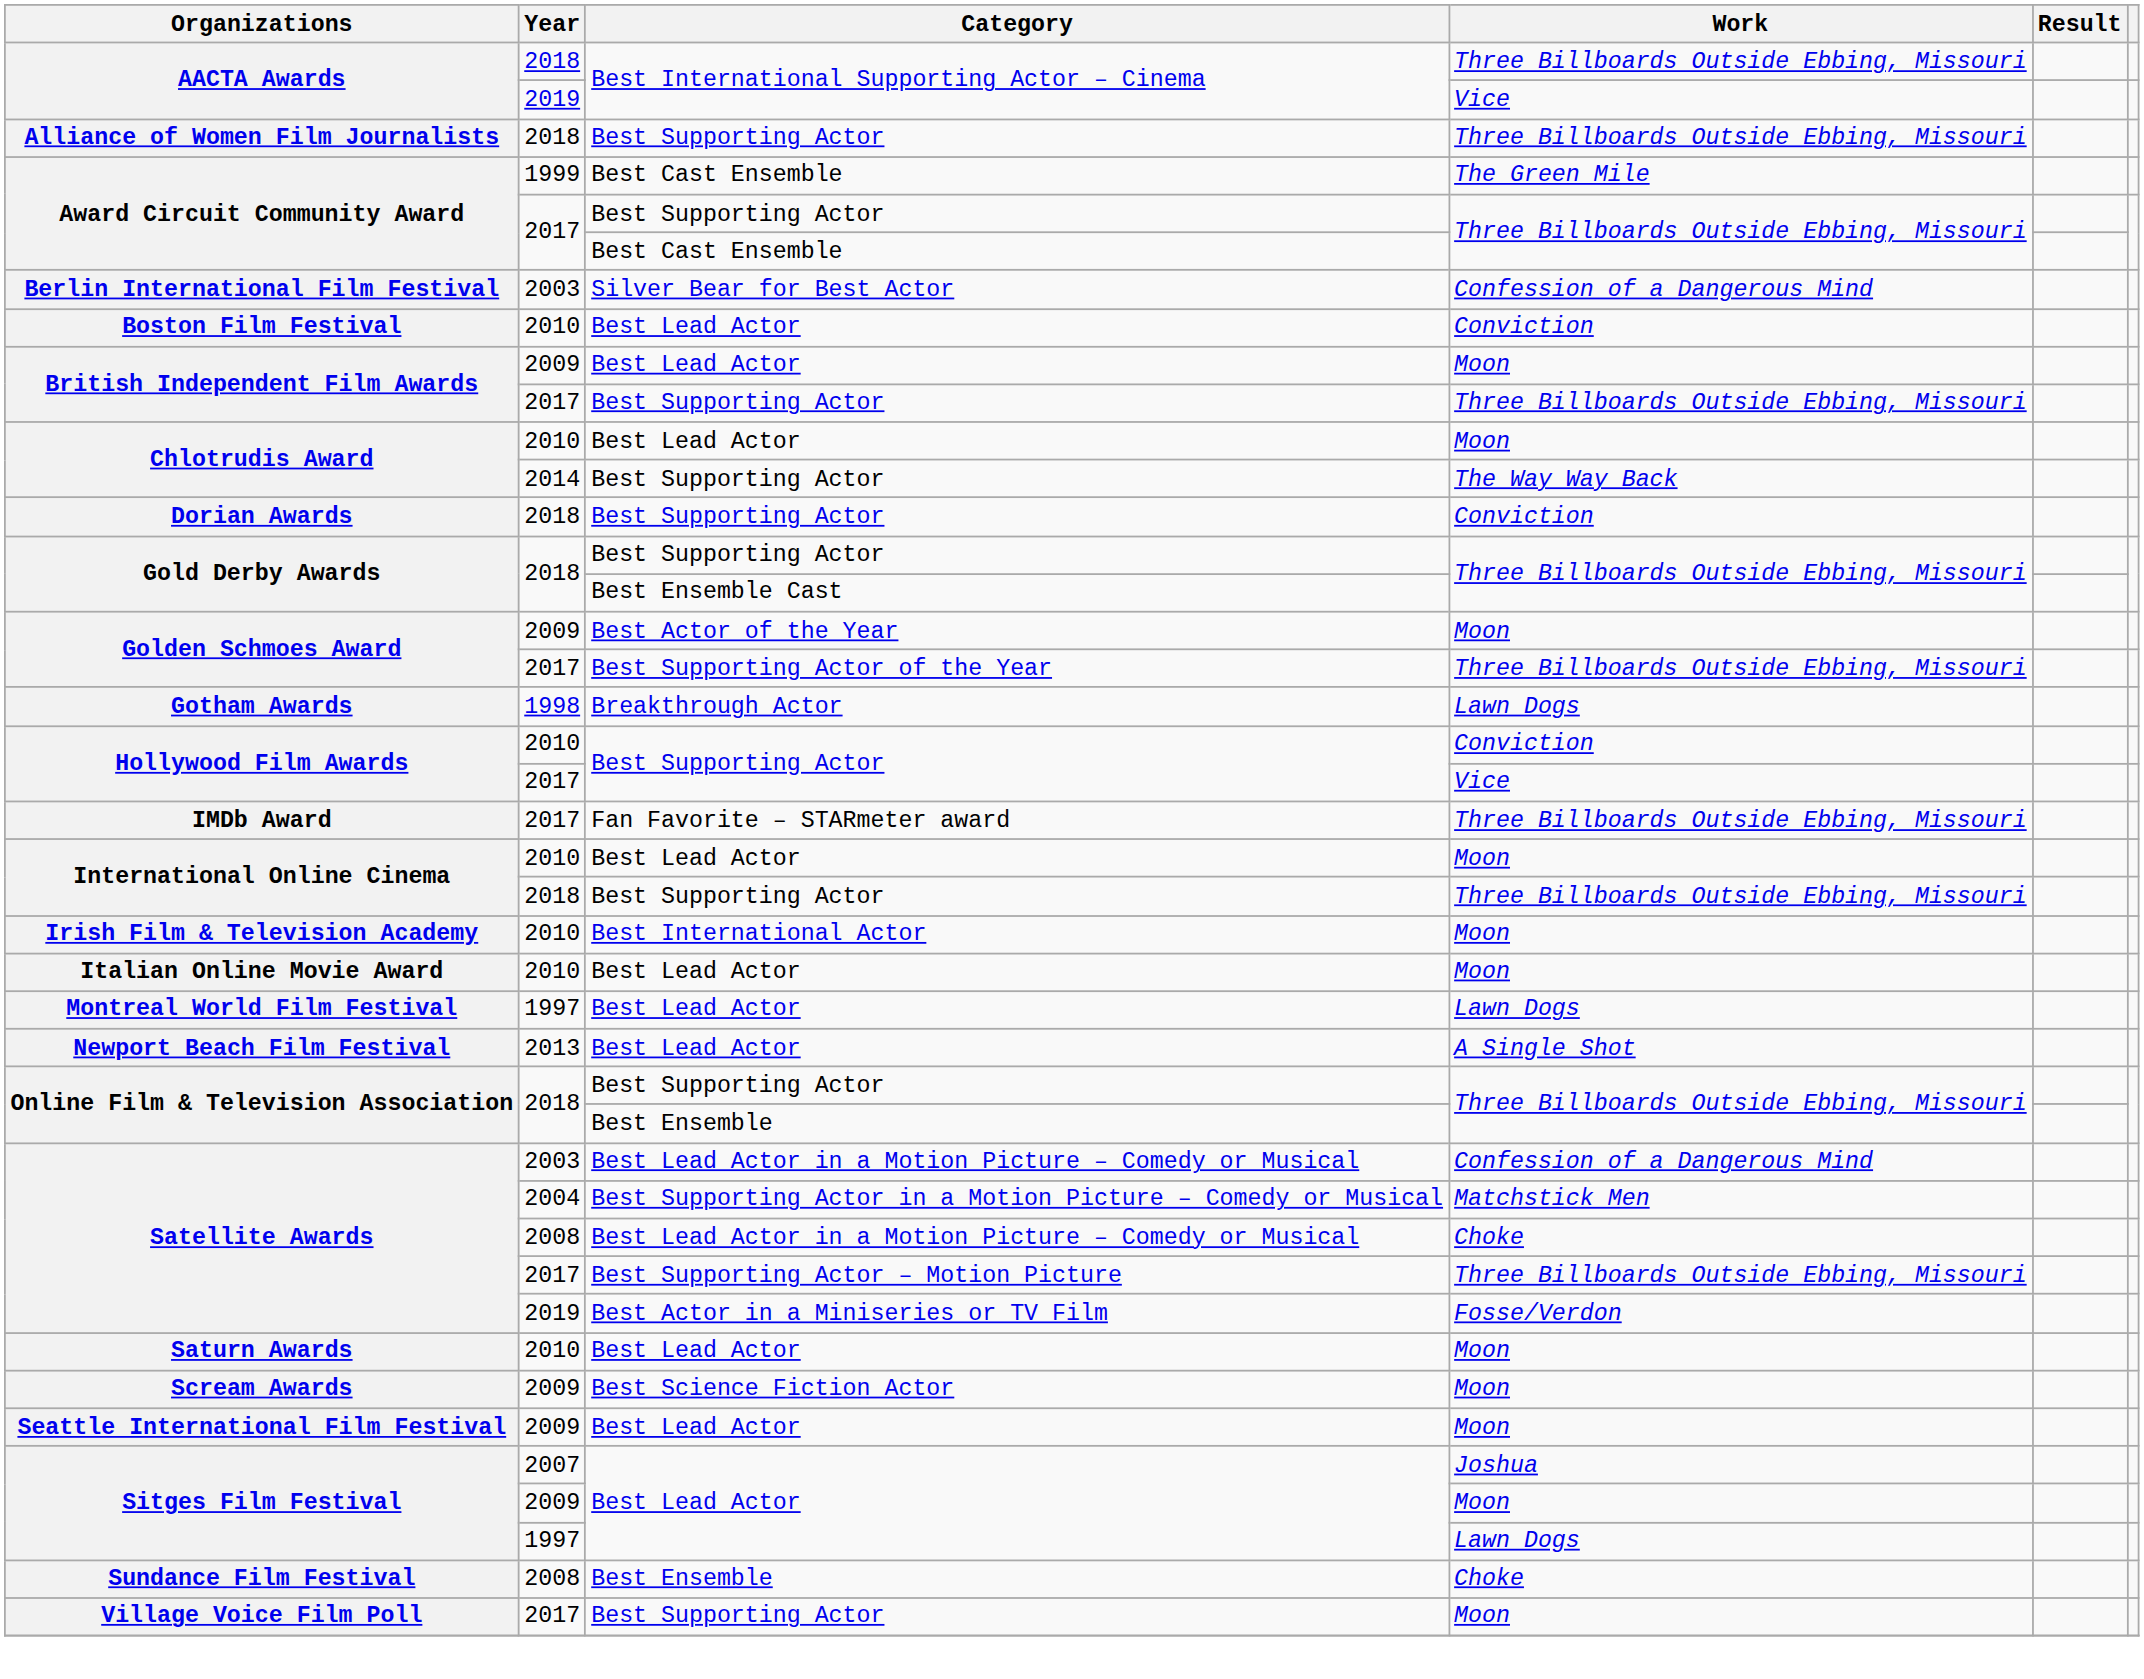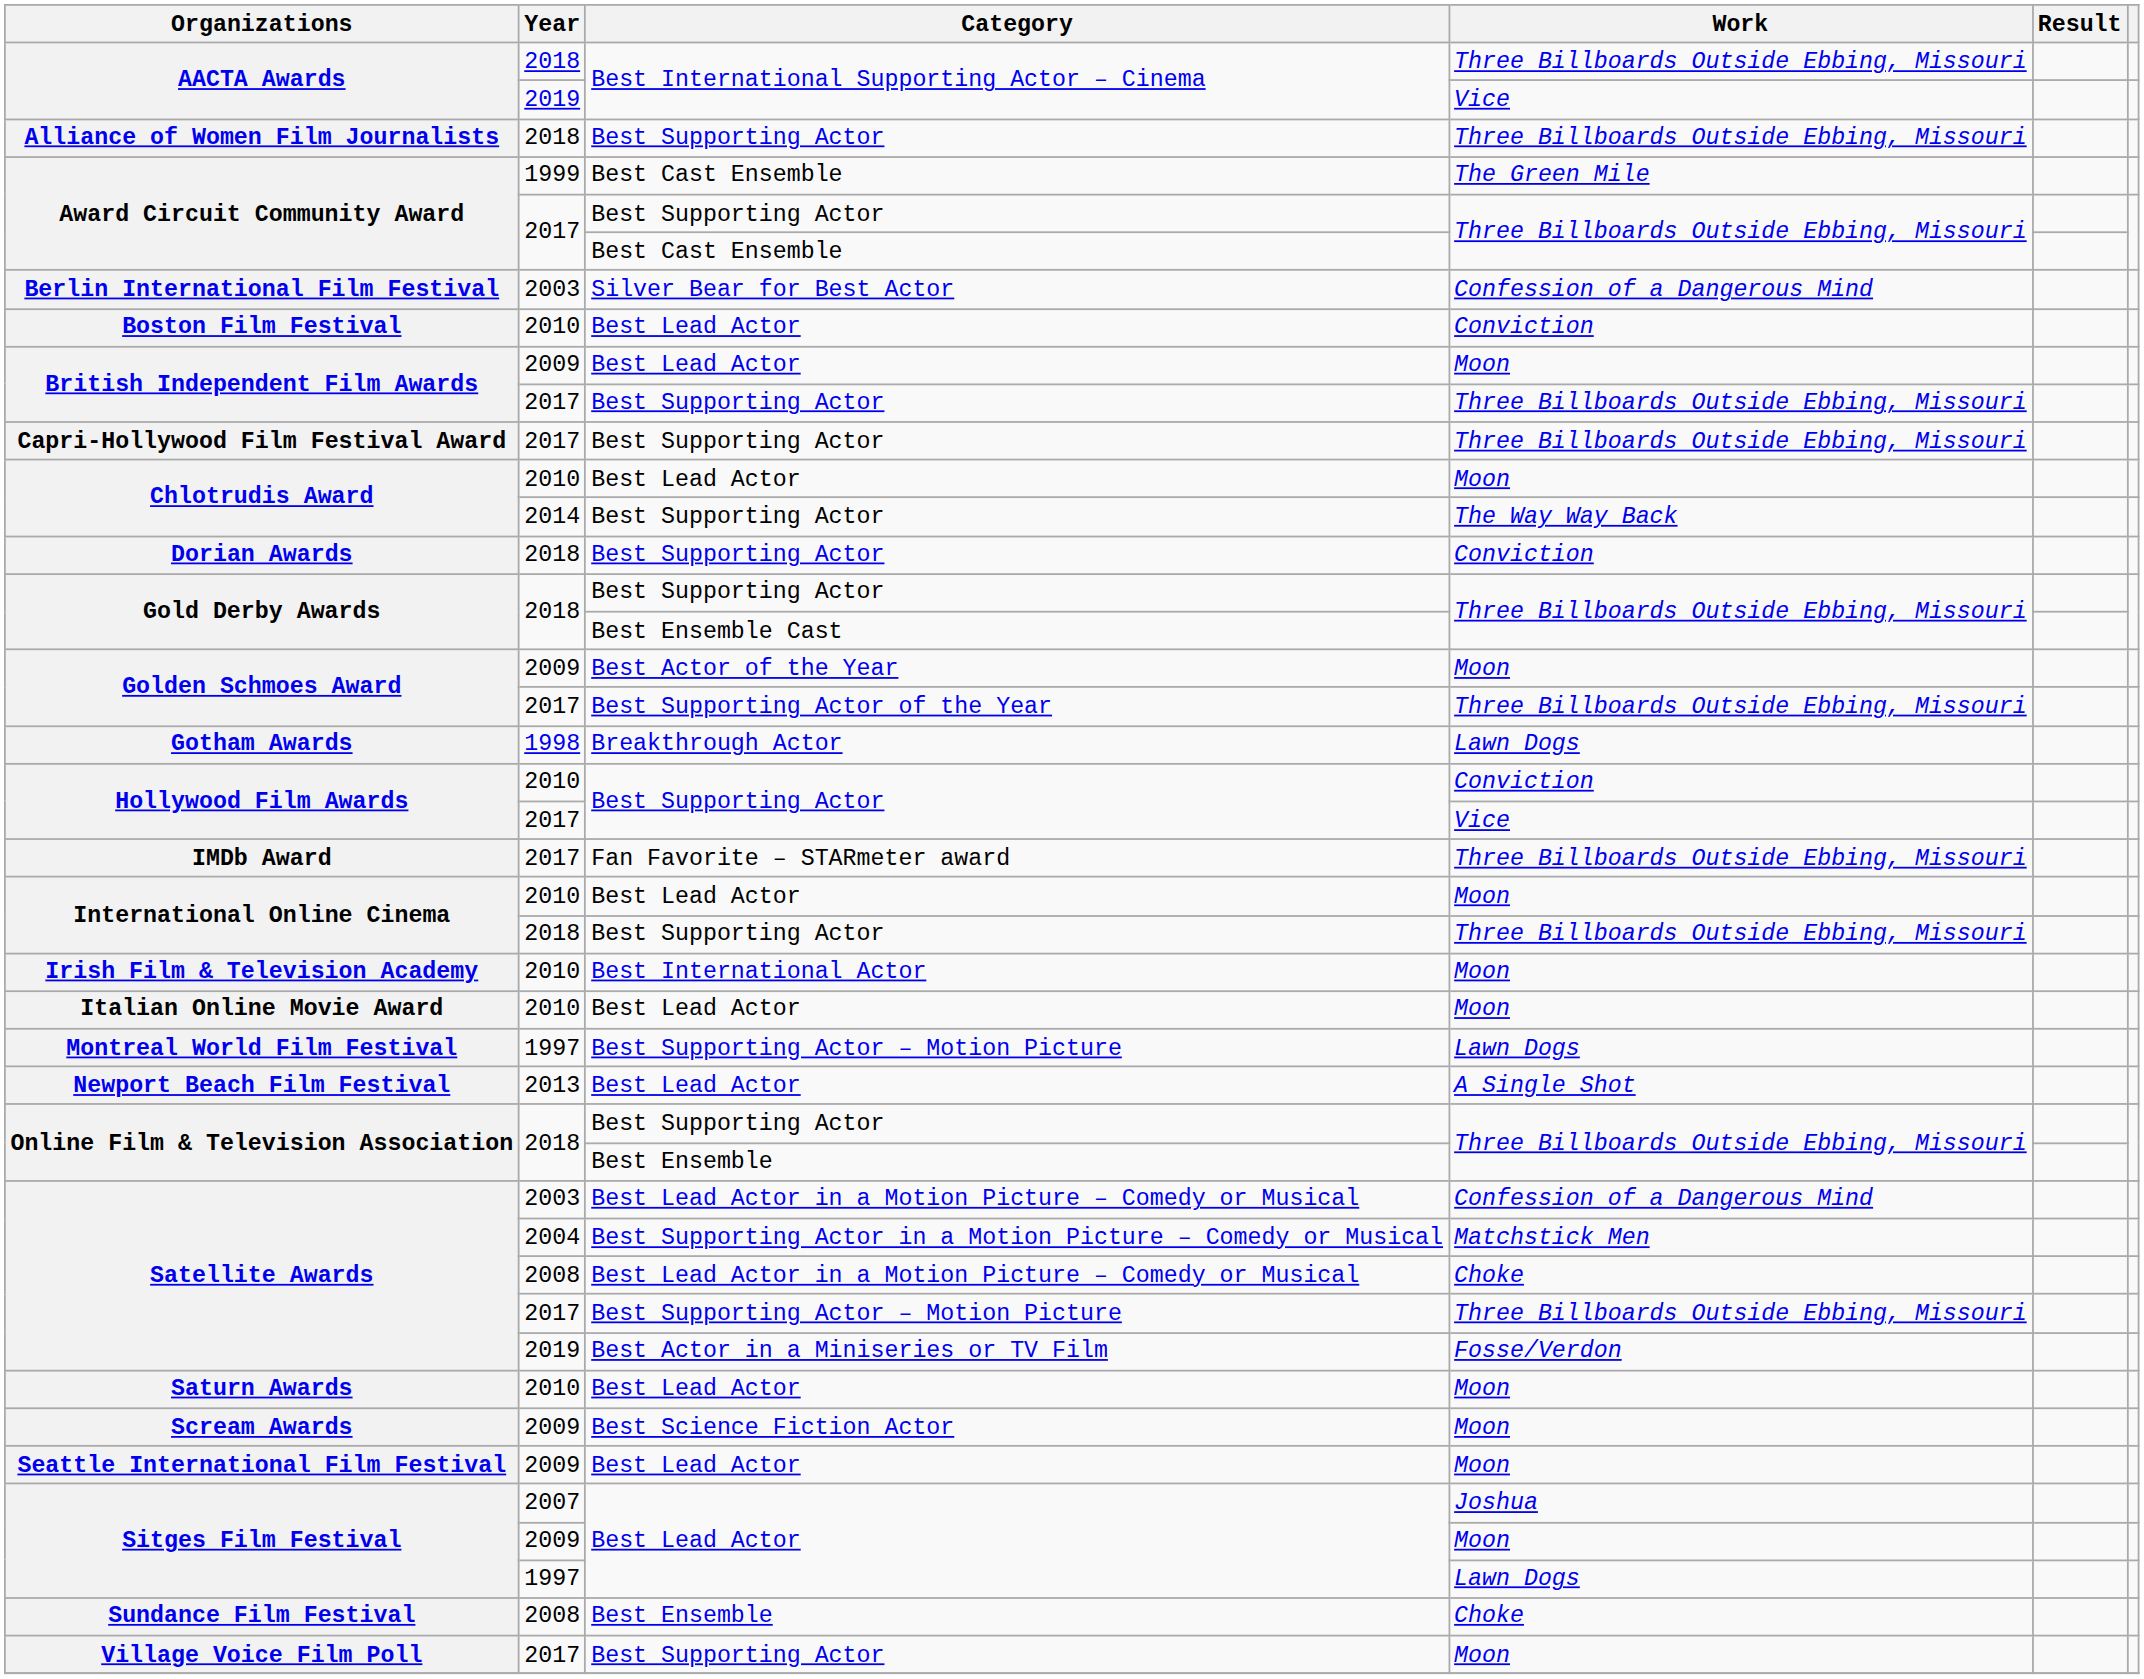+ row: (262, 441)
(696, 1010) Best Lead Actor -> (857, 1048) Best Supporting Actor – Motion Picture
